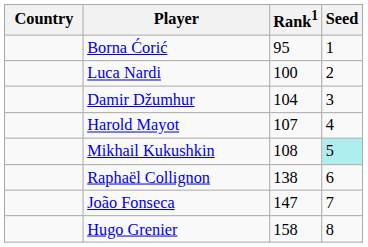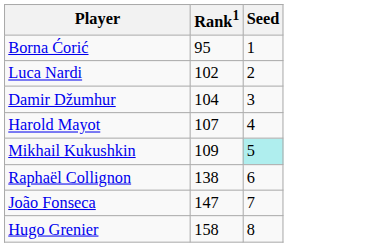- column: (44, 19)
(285, 73) 100 -> (207, 73) 102
(285, 151) 108 -> (207, 151) 109
